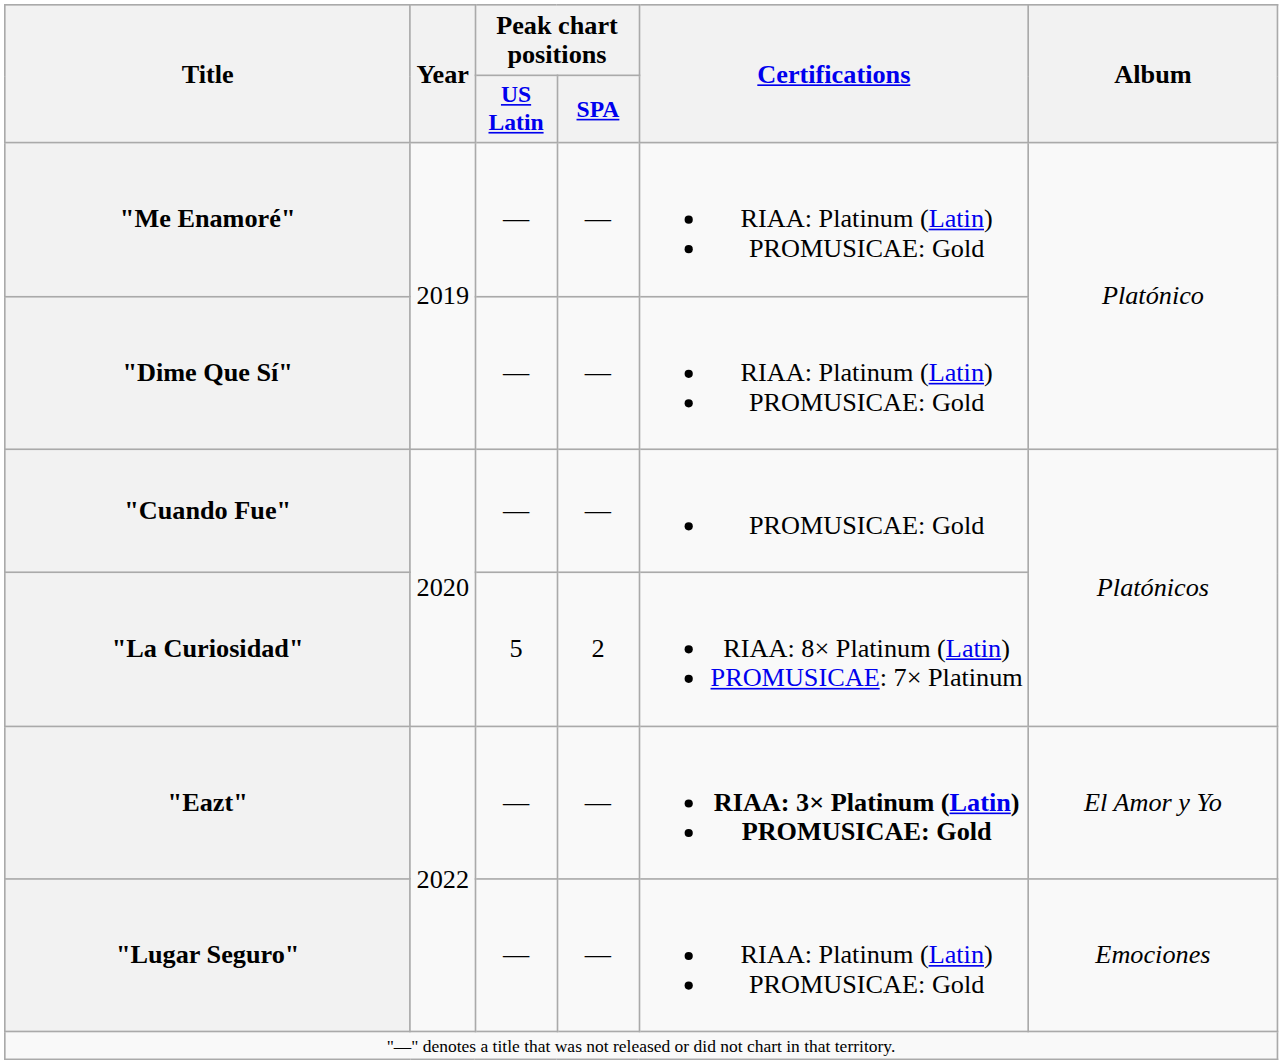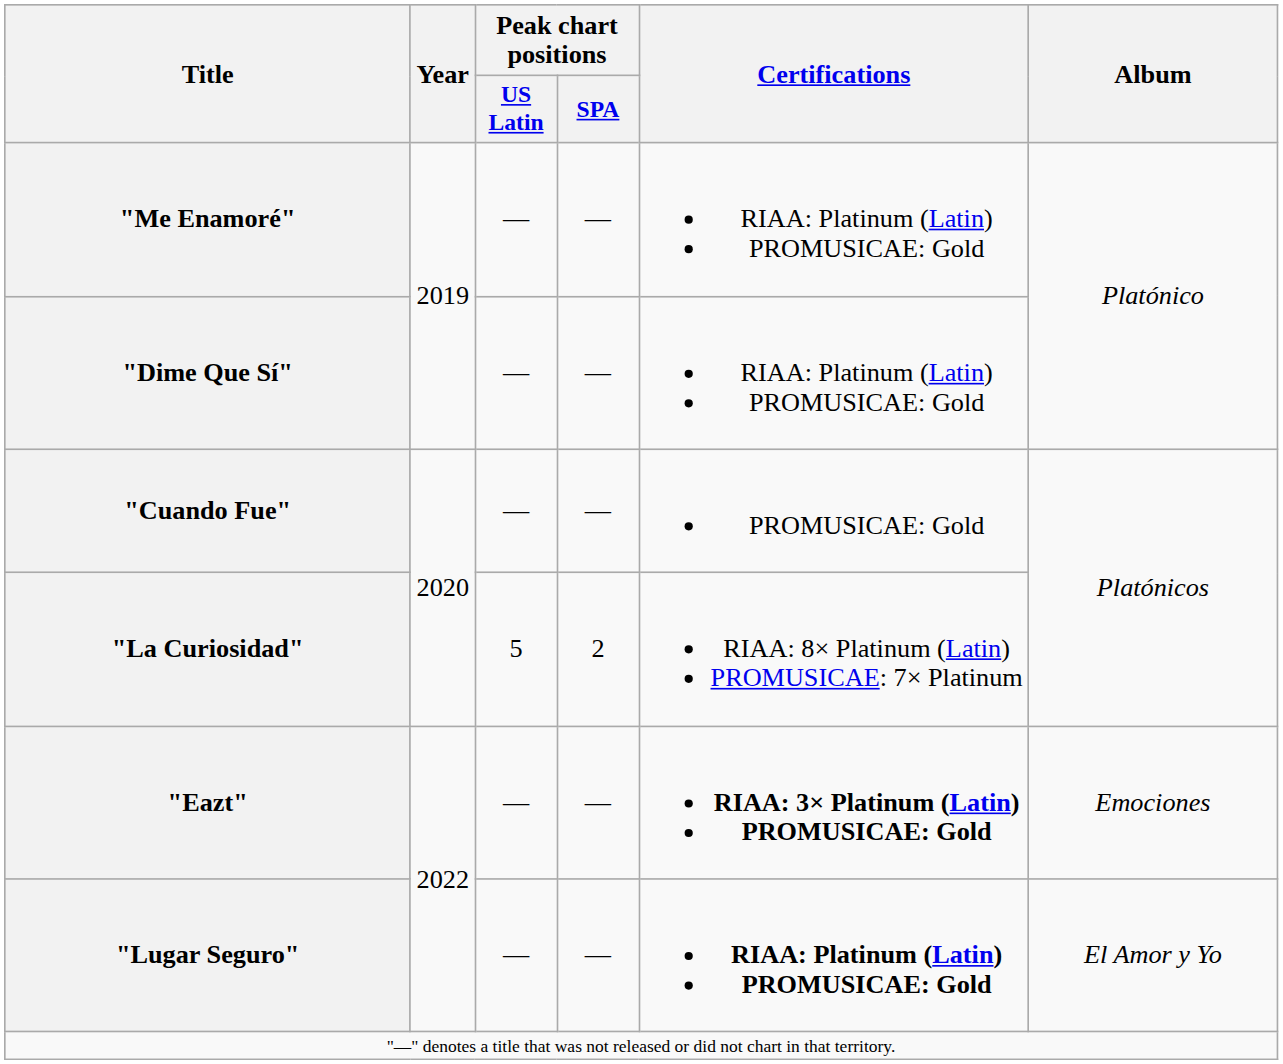(1153, 802) El Amor y Yo -> (1153, 802) Emociones
(834, 970) normal -> (834, 970) bold
(1153, 955) Emociones -> (1153, 955) El Amor y Yo
